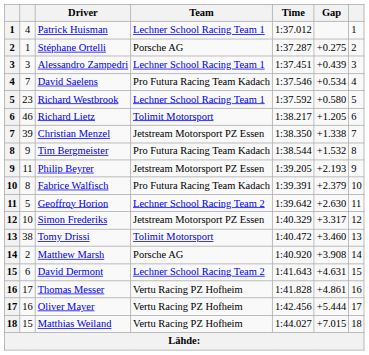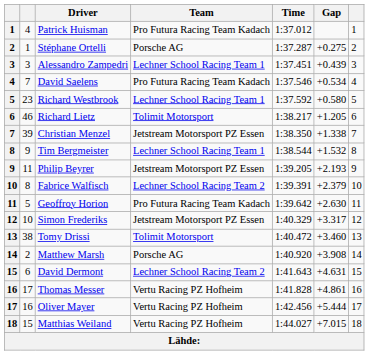(199, 30) Lechner School Racing Team 1 -> (201, 30) Pro Futura Racing Team Kadach
(201, 150) Pro Futura Racing Team Kadach -> (199, 150) Lechner School Racing Team 1
(201, 185) Pro Futura Racing Team Kadach -> (199, 185) Lechner School Racing Team 2
(199, 202) Lechner School Racing Team 2 -> (201, 202) Pro Futura Racing Team Kadach
